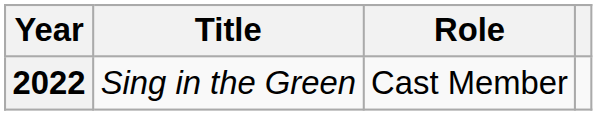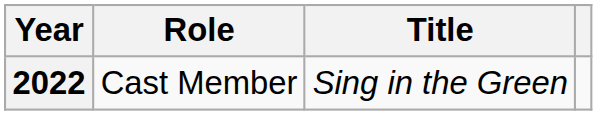columns swapped: (228, 30) <-> (469, 30)
